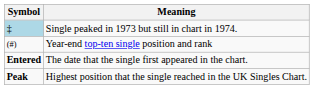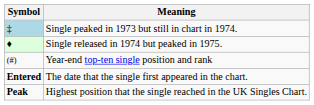+ row: (134, 44)
